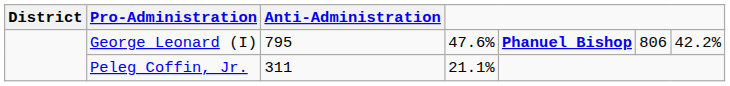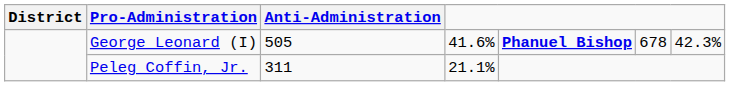(278, 42) 795 -> (278, 42) 505
(471, 42) 47.6% -> (471, 42) 41.6%
(653, 42) 806 -> (653, 42) 678
(698, 42) 42.2% -> (698, 42) 42.3%
